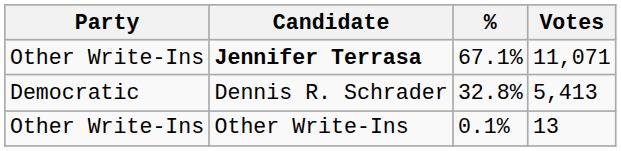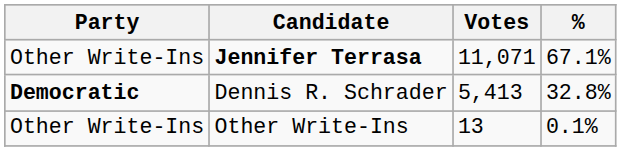columns swapped: (572, 22) <-> (490, 22)
(75, 93) normal -> (75, 93) bold
